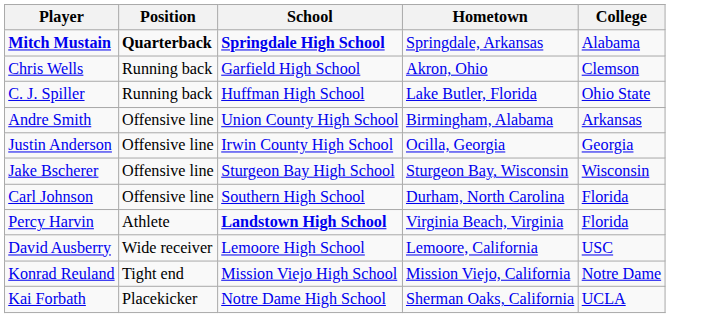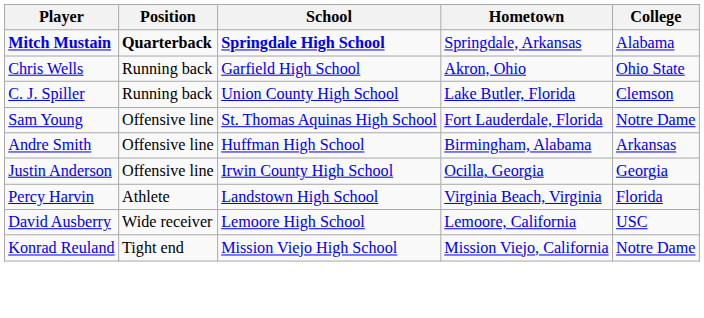(610, 68) Clemson -> (650, 68) Ohio State
(293, 94) Huffman High School -> (310, 94) Union County High School
(616, 94) Ohio State -> (645, 94) Clemson
+ row: (46, 119)
(310, 119) Union County High School -> (293, 145) Huffman High School
- row: (53, 171)
- row: (51, 196)
(304, 222) bold -> (300, 196) normal
- row: (47, 299)
